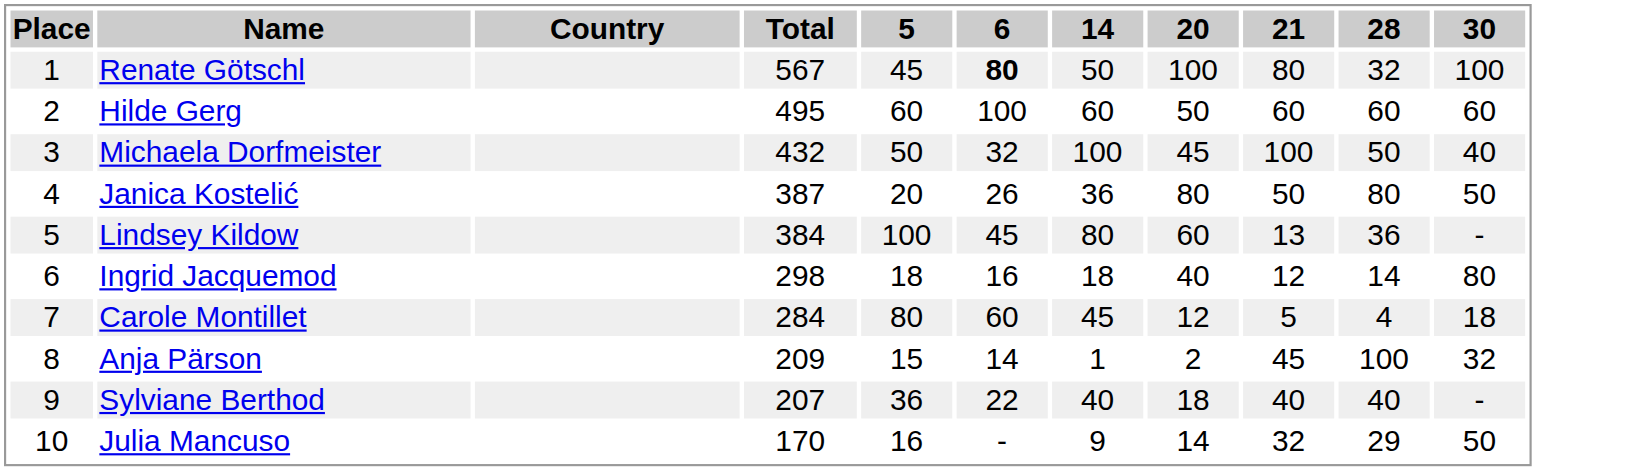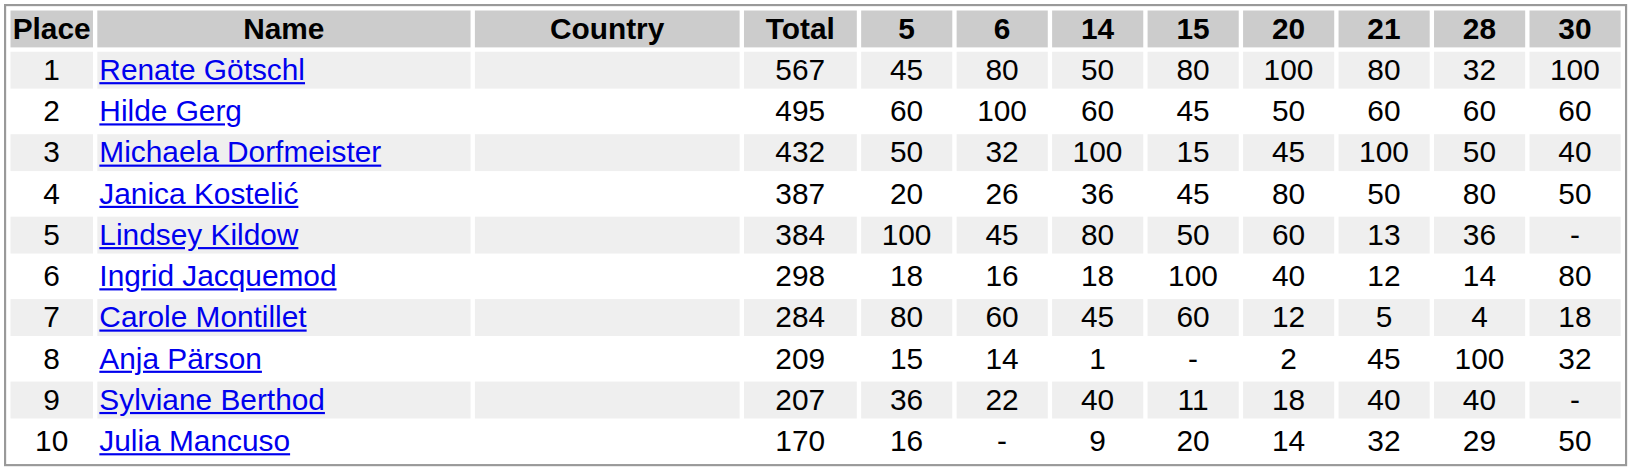+ column: (1193, 29)
(1002, 70) bold -> (1002, 70) normal
